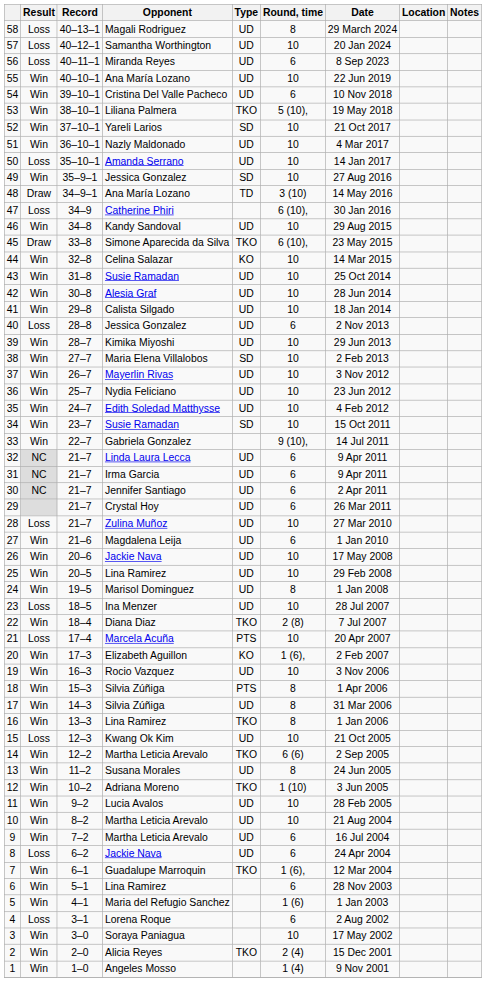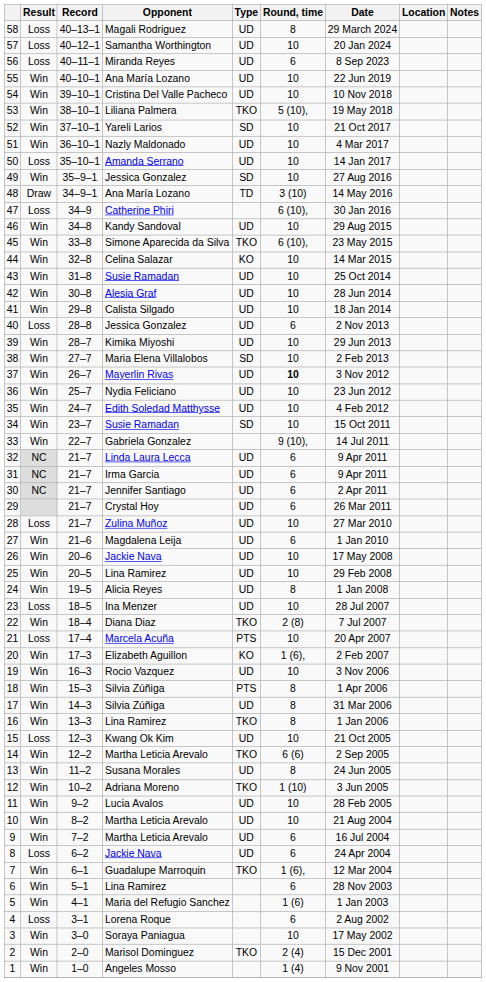(293, 95) 6 -> (293, 95) 10
(39, 243) Draw -> (39, 243) Win
(293, 375) normal -> (293, 375) bold
(149, 590) Marisol Dominguez -> (134, 590) Alicia Reyes
(134, 952) Alicia Reyes -> (149, 952) Marisol Dominguez
